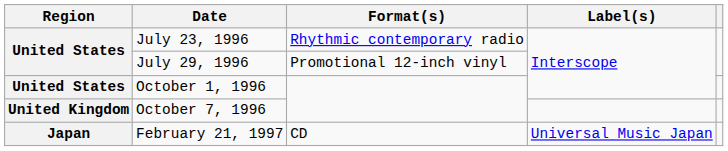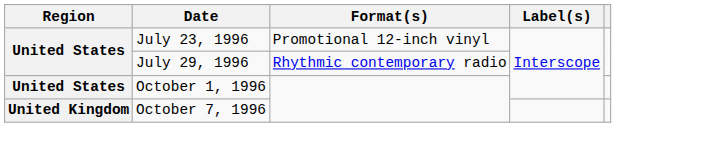(407, 40) Rhythmic contemporary radio -> (381, 40) Promotional 12-inch vinyl
(398, 63) Promotional 12-inch vinyl -> (390, 63) Rhythmic contemporary radio
- row: (210, 134)
